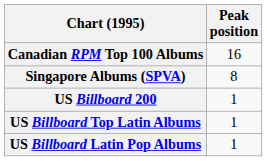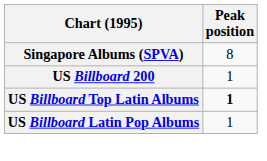- row: (105, 54)
(234, 122) normal -> (230, 99) bold
